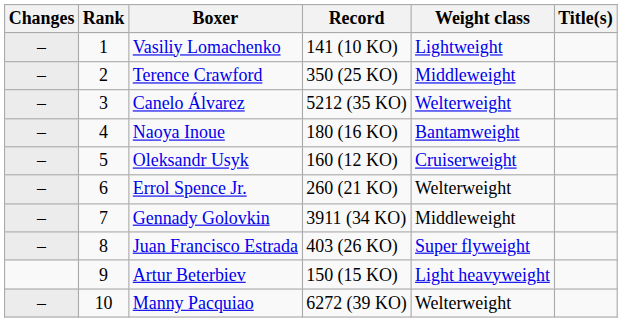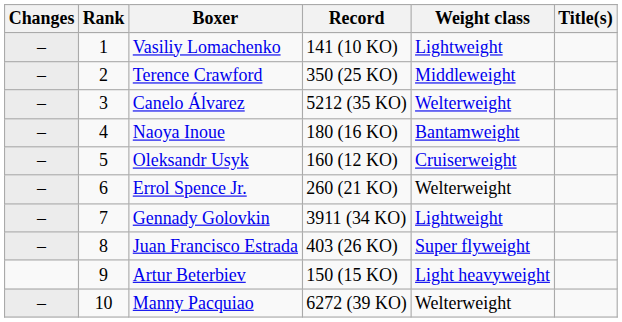(465, 217) Middleweight -> (459, 217) Lightweight
